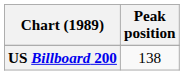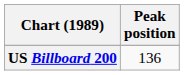(150, 57) 138 -> (150, 57) 136
